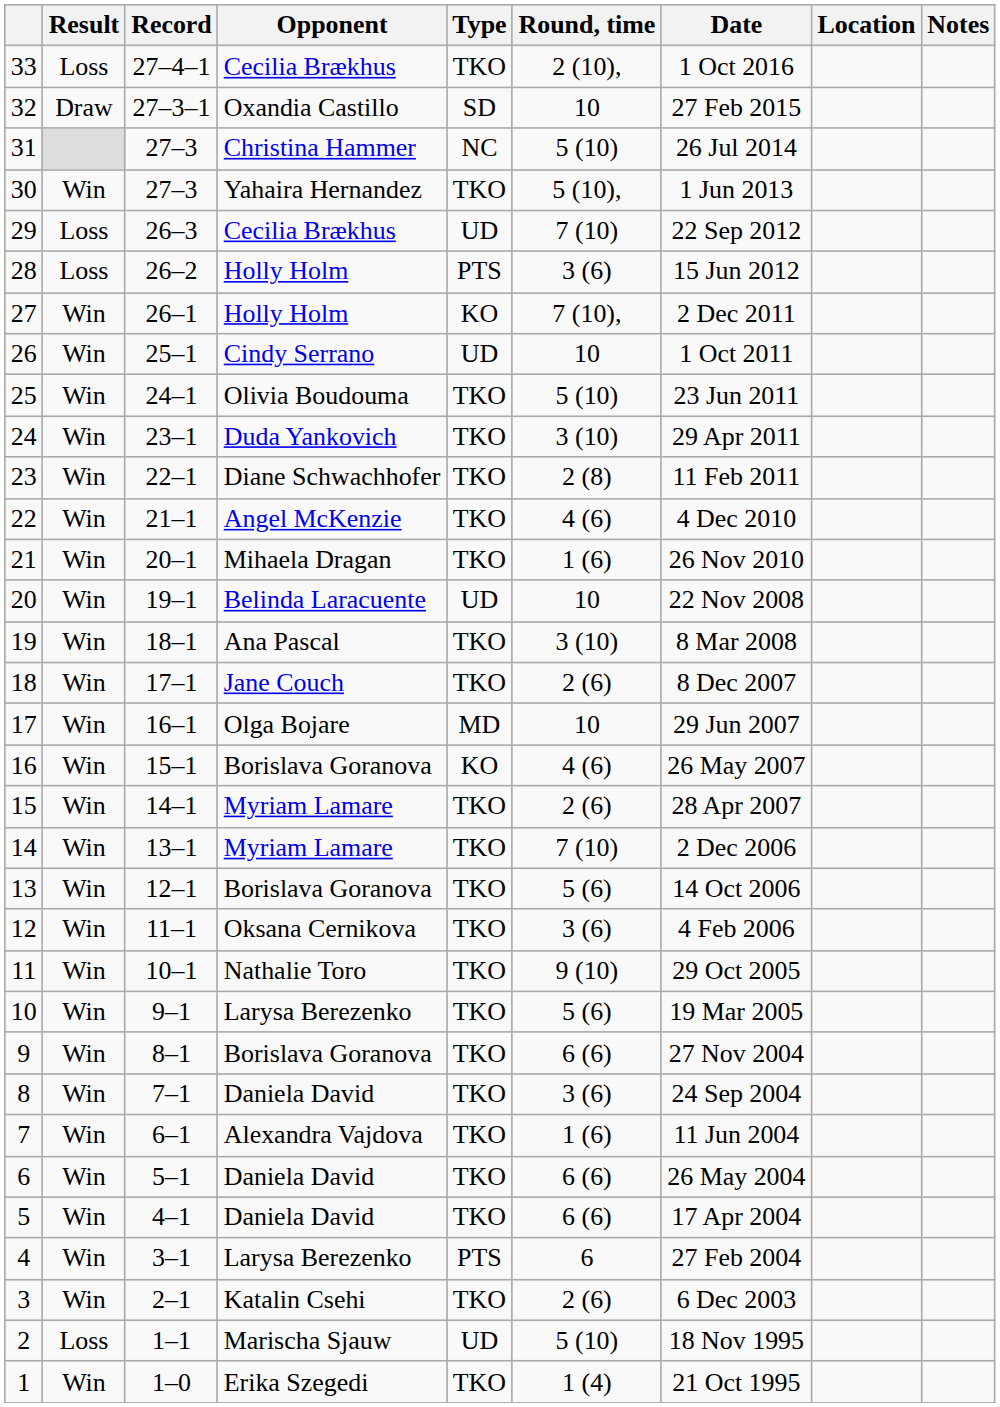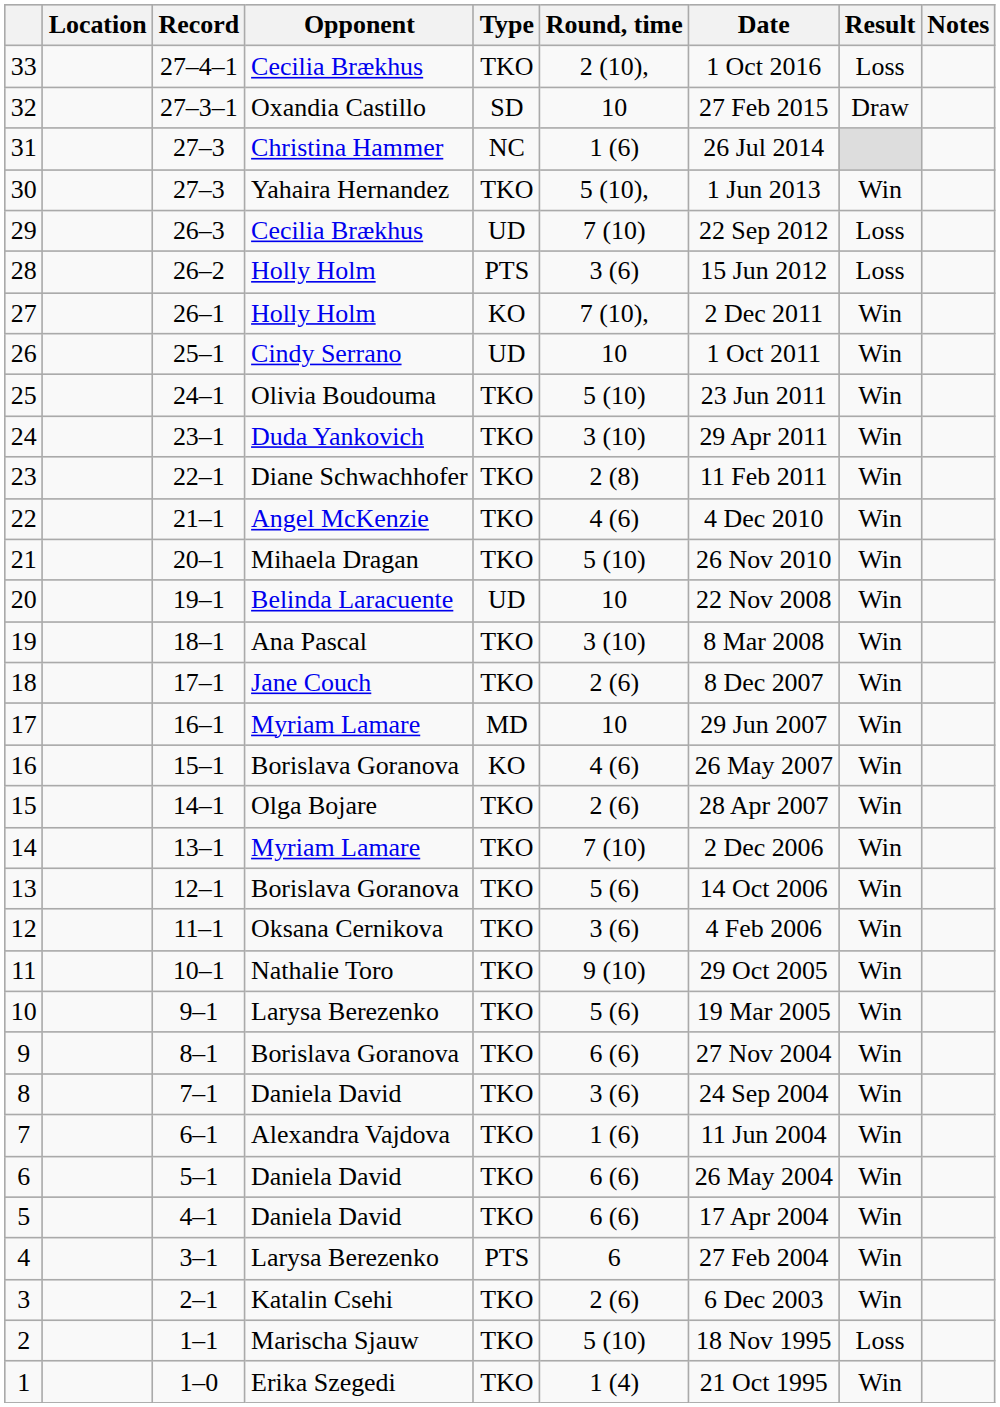columns swapped: (84, 25) <-> (866, 25)
(587, 148) 5 (10) -> (614, 148) 1 (6)
(587, 559) 1 (6) -> (614, 559) 5 (10)
(287, 723) Olga Bojare -> (336, 723) Myriam Lamare
(308, 806) Myriam Lamare -> (314, 806) Olga Bojare
(479, 1340) UD -> (507, 1340) TKO
